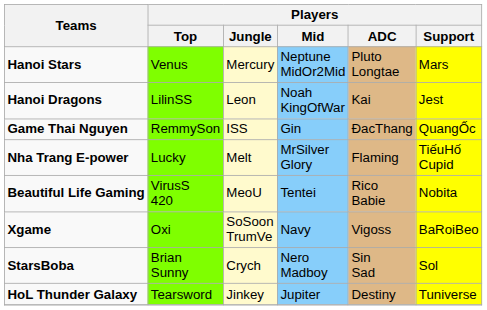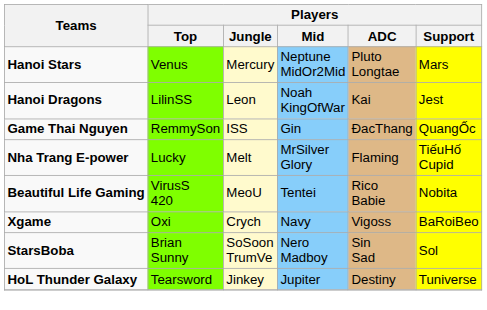(250, 229) SoSoon TrumVe -> (244, 222) Crych
(244, 265) Crych -> (250, 250) SoSoon TrumVe
